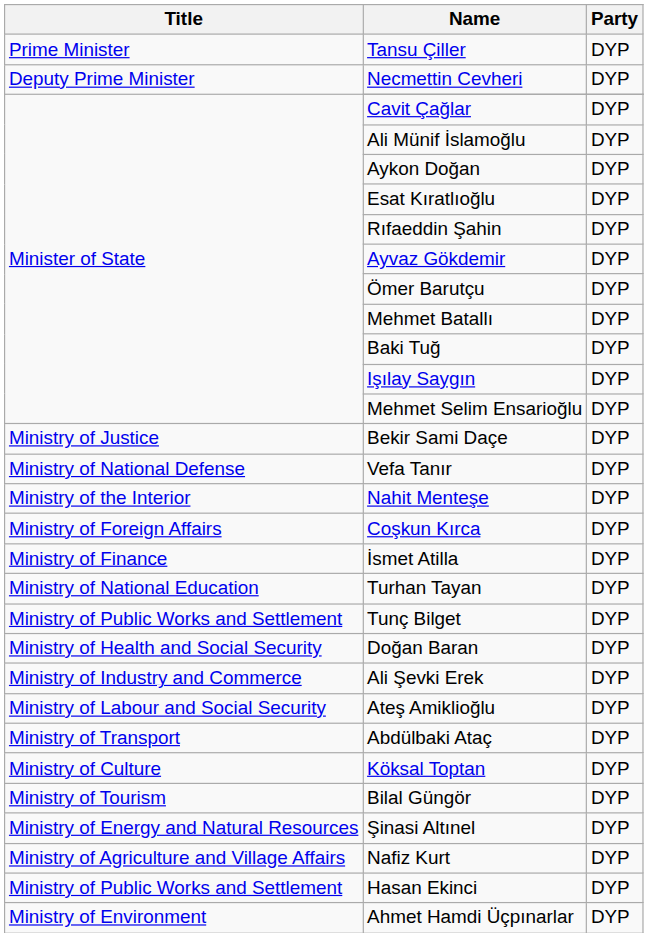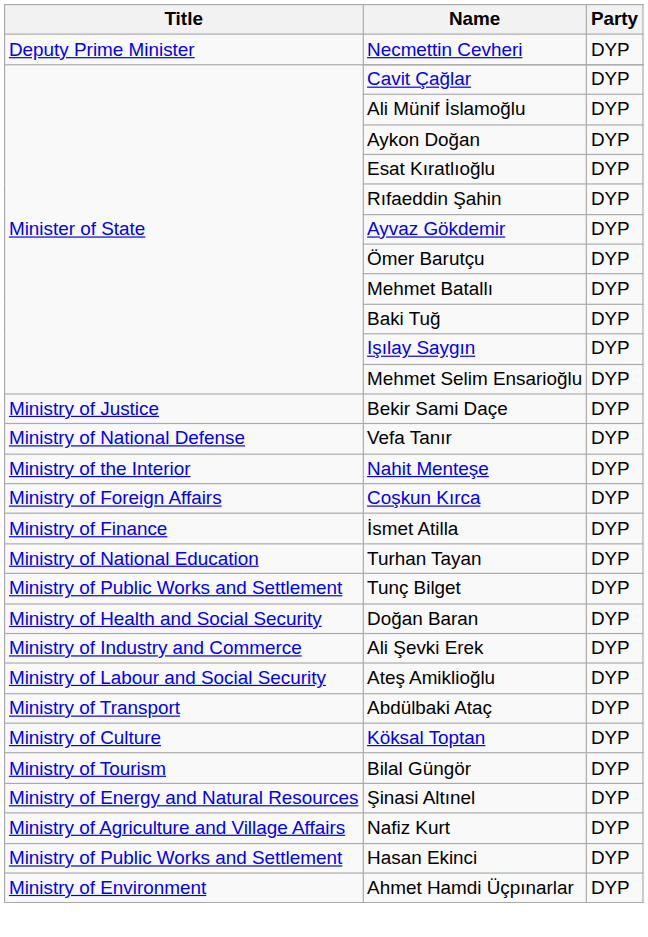- row: (416, 49)
